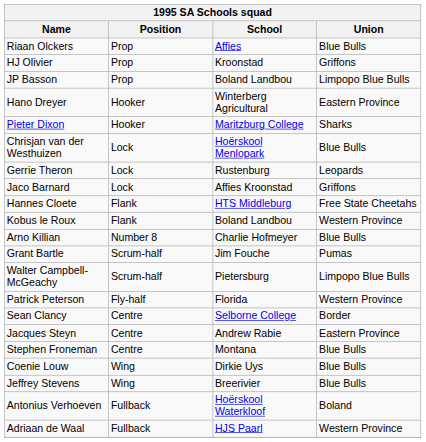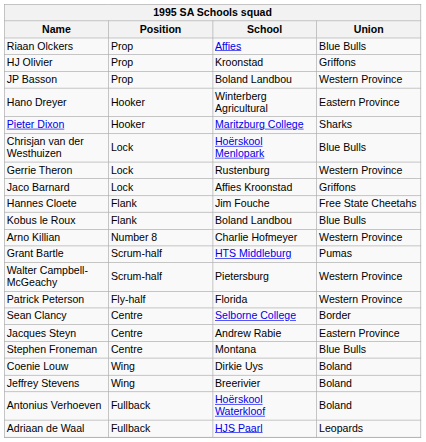(364, 79) Limpopo Blue Bulls -> (361, 79) Western Province
(341, 170) Leopards -> (361, 170) Western Province
(253, 204) HTS Middleburg -> (242, 204) Jim Fouche
(361, 220) Western Province -> (343, 220) Blue Bulls
(343, 237) Blue Bulls -> (361, 237) Western Province
(242, 254) Jim Fouche -> (253, 254) HTS Middleburg
(364, 277) Limpopo Blue Bulls -> (361, 277) Western Province
(343, 366) Blue Bulls -> (336, 366) Boland
(343, 383) Blue Bulls -> (336, 383) Boland
(361, 428) Western Province -> (341, 428) Leopards
